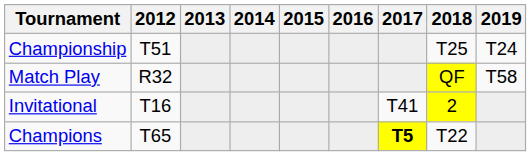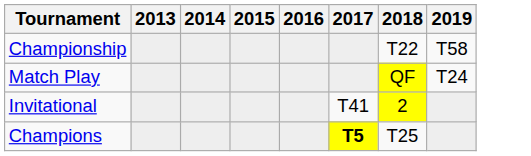- column: (155, 19)
(452, 48) T25 -> (402, 48) T22
(501, 48) T24 -> (452, 48) T58
(501, 77) T58 -> (452, 77) T24
(452, 135) T22 -> (402, 135) T25
